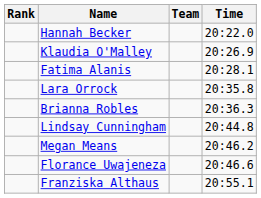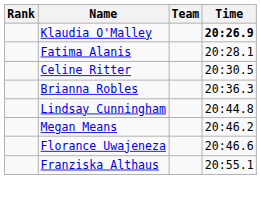- row: (86, 33)
(229, 52) normal -> (229, 33) bold
+ row: (86, 70)
- row: (79, 89)
